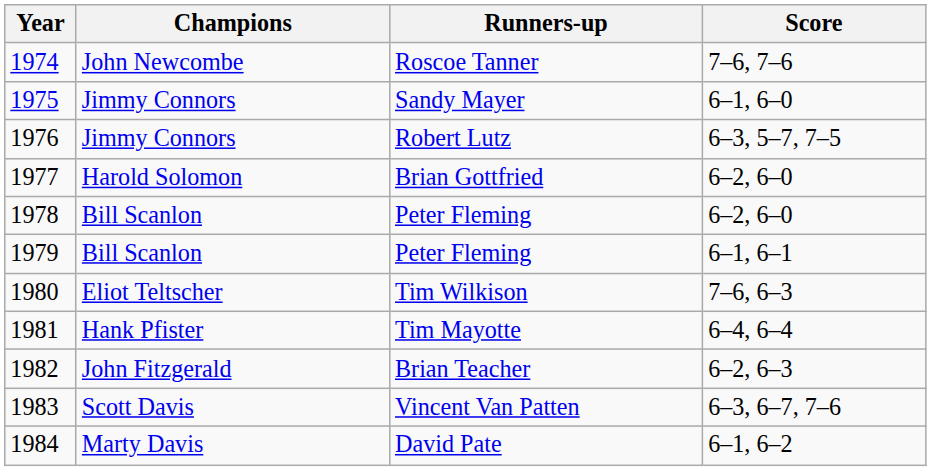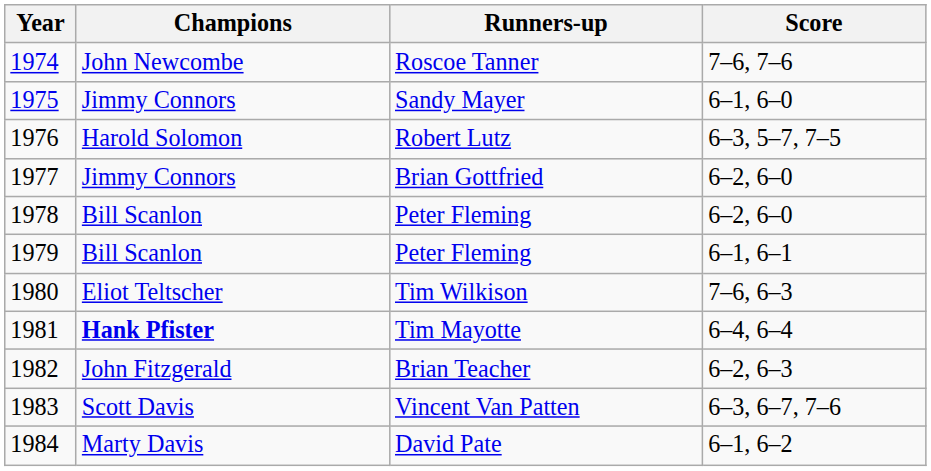(159, 138) Jimmy Connors -> (162, 138) Harold Solomon
(162, 176) Harold Solomon -> (159, 176) Jimmy Connors
(143, 330) normal -> (148, 330) bold
